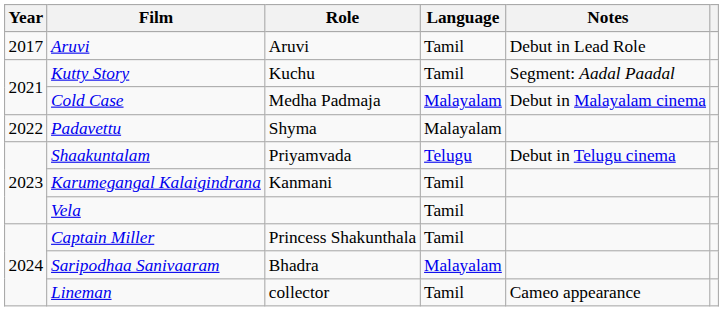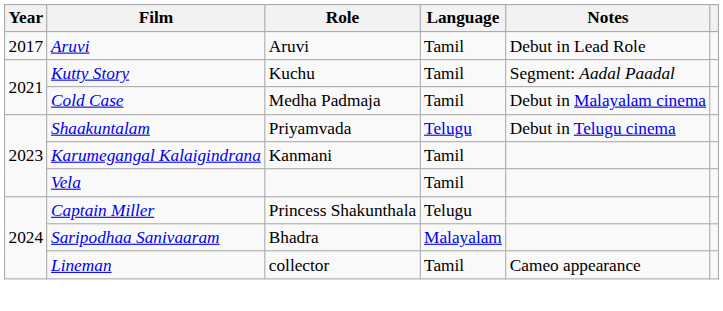(463, 100) Malayalam -> (444, 100) Tamil
- row: (86, 127)
(444, 237) Tamil -> (448, 210) Telugu
